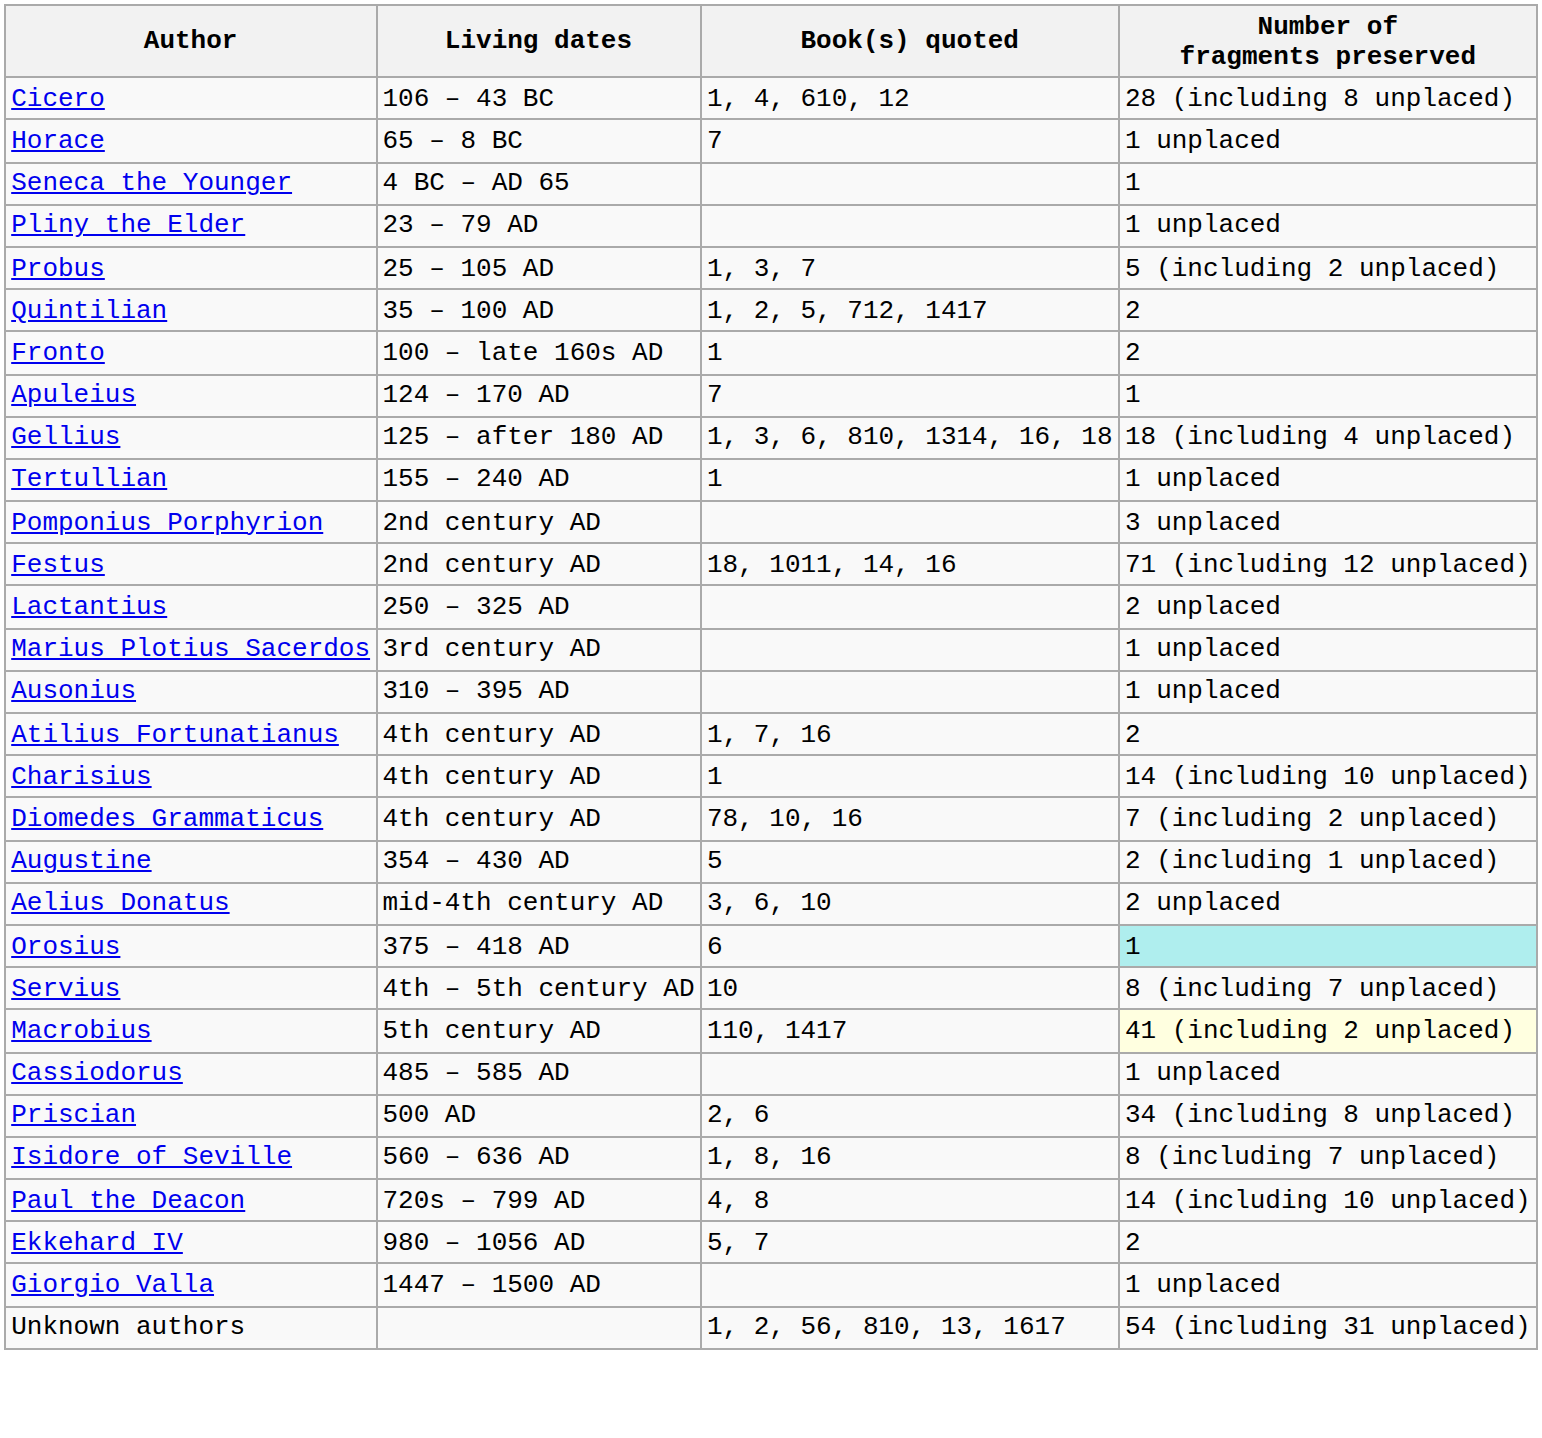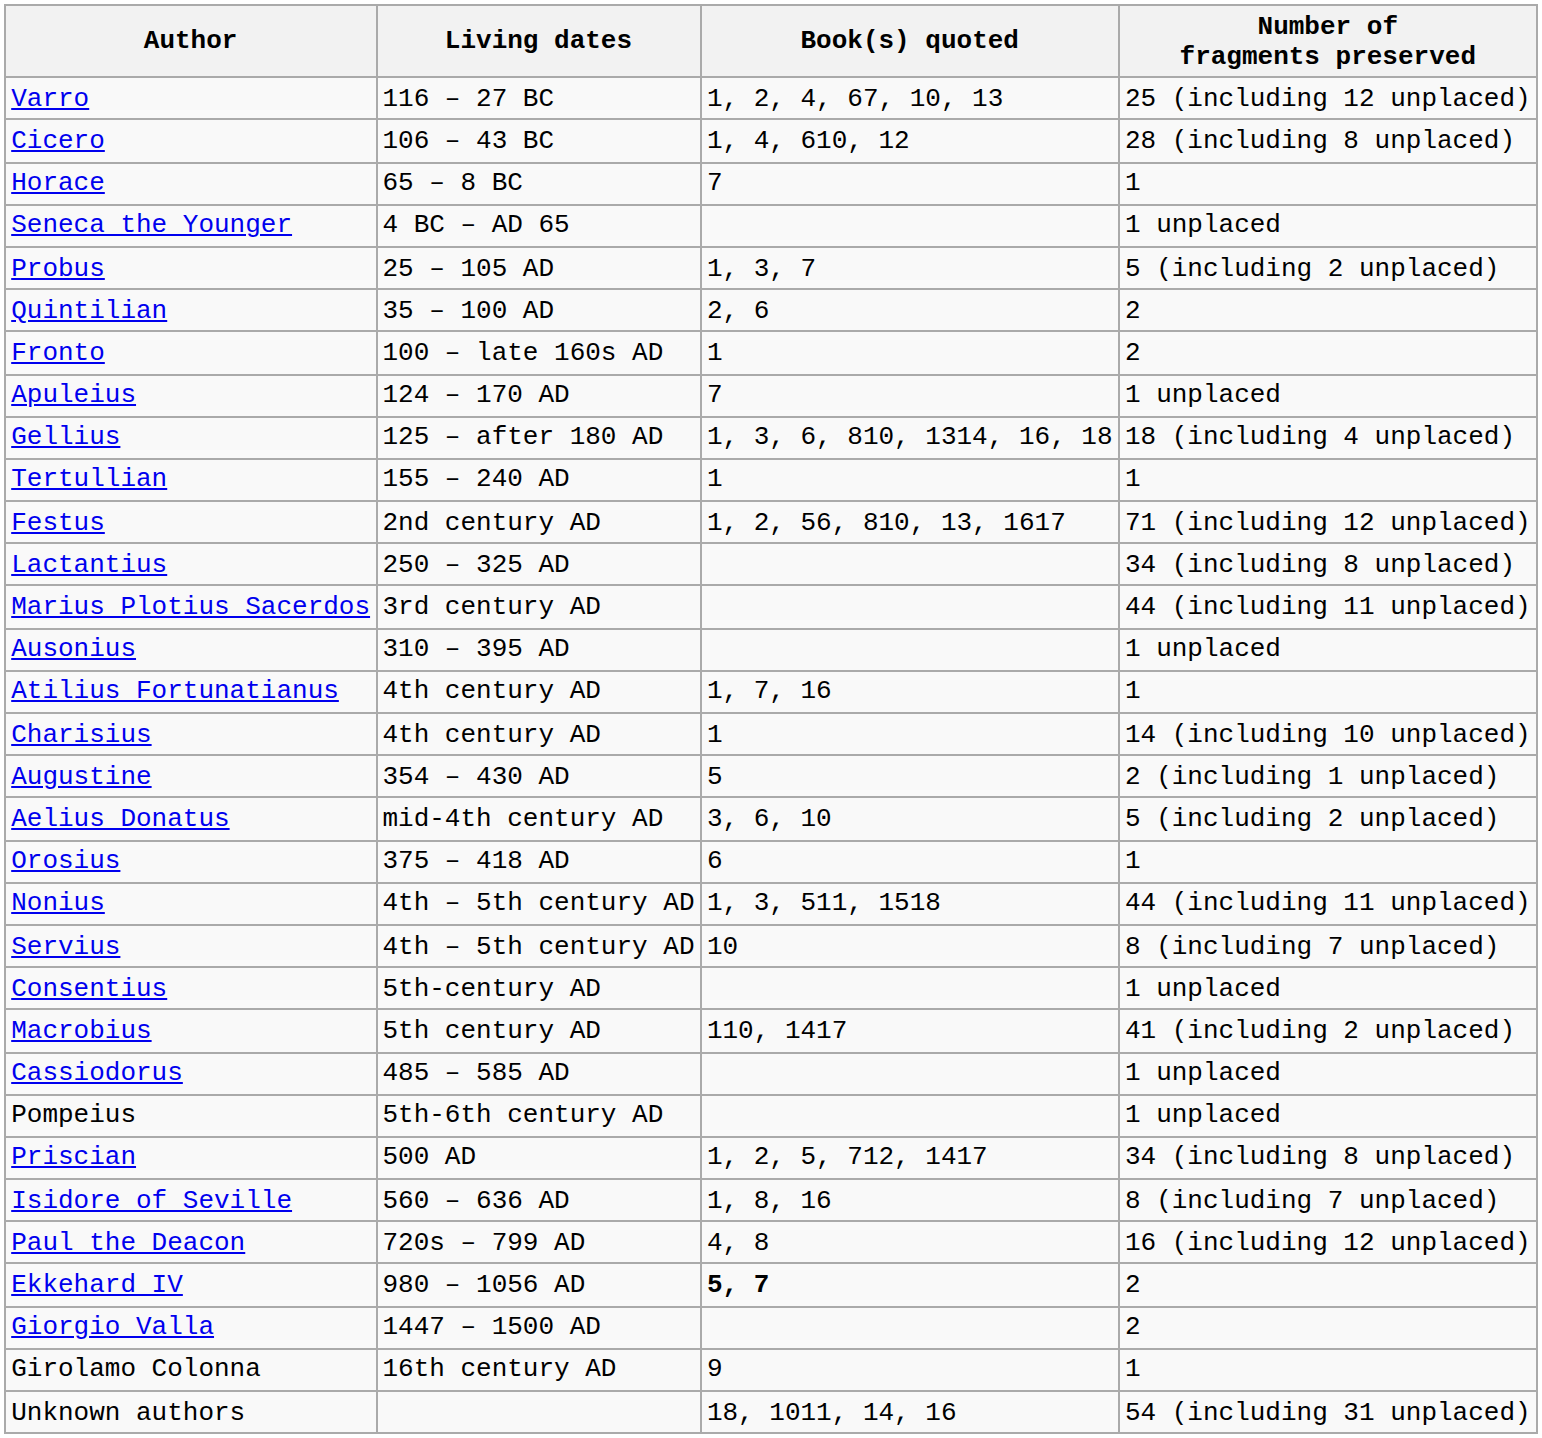+ row: (50, 99)
(1203, 141) 1 unplaced -> (1133, 183) 1
(1133, 183) 1 -> (1203, 226) 1 unplaced
- row: (128, 226)
(847, 310) 1, 2, 5, 712, 1417 -> (738, 310) 2, 6
(1133, 395) 1 -> (1203, 395) 1 unplaced
(1203, 480) 1 unplaced -> (1133, 480) 1
- row: (167, 522)
(832, 565) 18, 1011, 14, 16 -> (886, 522) 1, 2, 56, 810, 13, 1617
(1203, 607) 2 unplaced -> (1320, 565) 34 (including 8 unplaced)
(1203, 649) 1 unplaced -> (1328, 607) 44 (including 11 unplaced)
(1133, 734) 2 -> (1133, 692) 1
- row: (167, 819)
(1203, 904) 2 unplaced -> (1312, 819) 5 (including 2 unplaced)
(1133, 946) paleturquoise background -> (1133, 861) no background
+ row: (58, 904)
+ row: (89, 988)
(1320, 1031) lightyellow background -> (1320, 1031) no background
+ row: (74, 1116)
(738, 1116) 2, 6 -> (847, 1158) 1, 2, 5, 712, 1417
(1328, 1200) 14 (including 10 unplaced) -> (1328, 1243) 16 (including 12 unplaced)
(738, 1243) normal -> (738, 1285) bold
(1203, 1285) 1 unplaced -> (1133, 1327) 2
+ row: (136, 1370)
(886, 1327) 1, 2, 56, 810, 13, 1617 -> (832, 1412) 18, 1011, 14, 16
